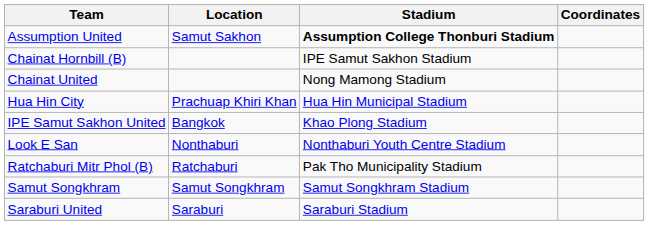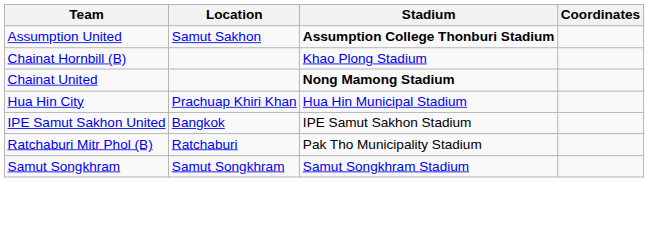(387, 58) IPE Samut Sakhon Stadium -> (365, 58) Khao Plong Stadium
(374, 79) normal -> (379, 79) bold
(365, 123) Khao Plong Stadium -> (387, 123) IPE Samut Sakhon Stadium
- row: (43, 144)
- row: (55, 209)
